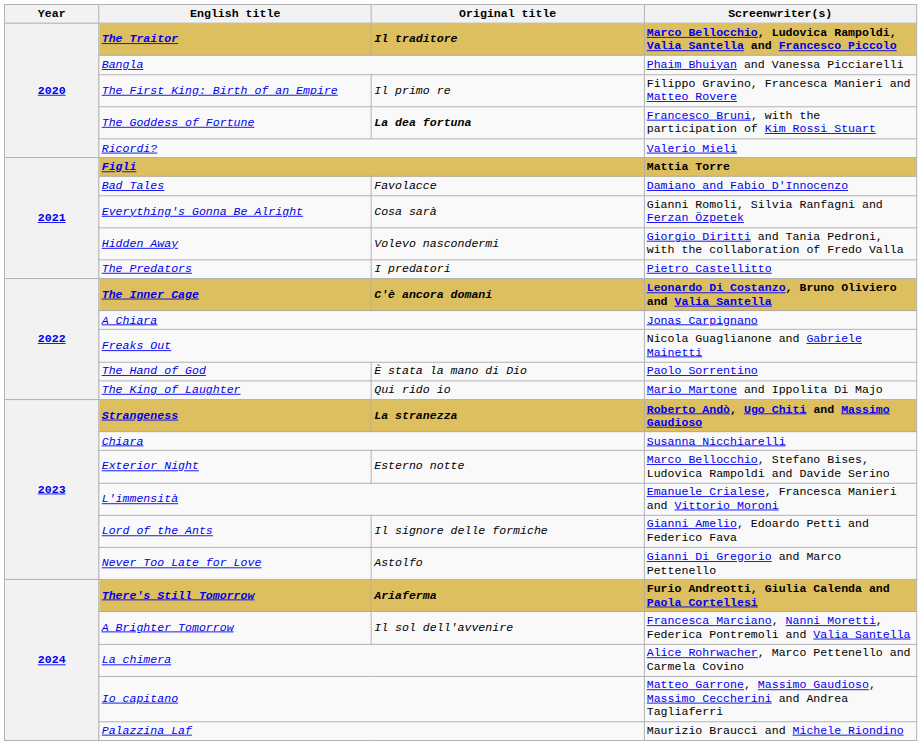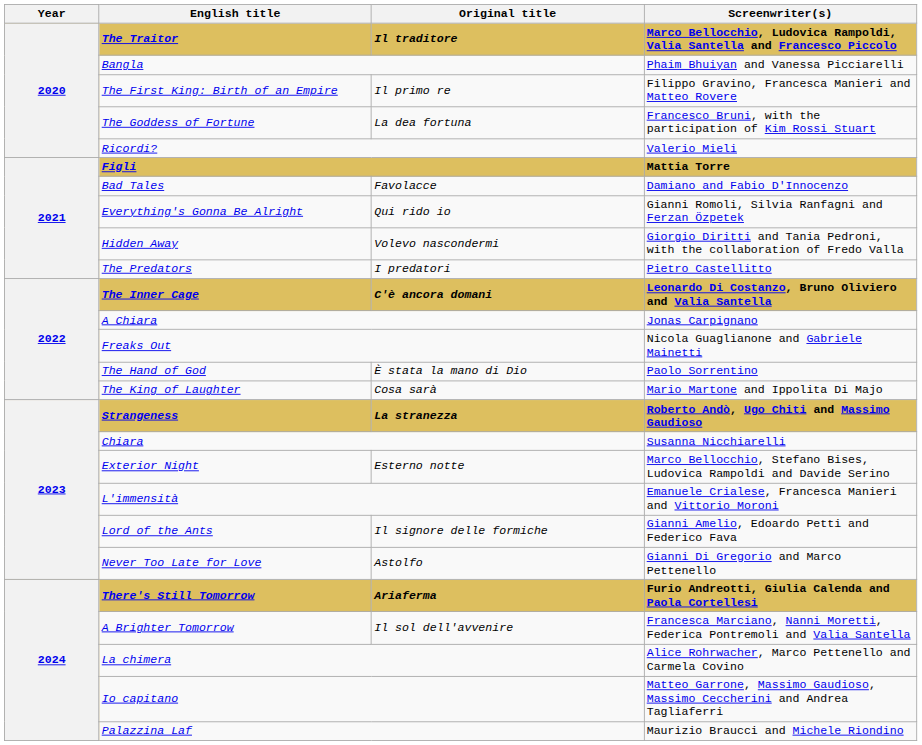(423, 123) bold -> (423, 123) normal
(405, 211) Cosa sarà -> (412, 211) Qui rido io
(412, 390) Qui rido io -> (405, 390) Cosa sarà
